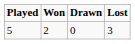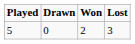columns swapped: (54, 13) <-> (86, 13)
